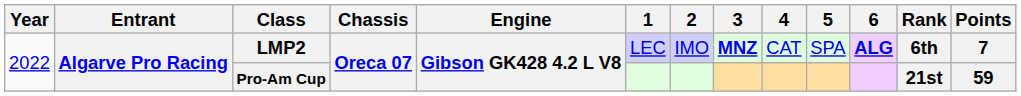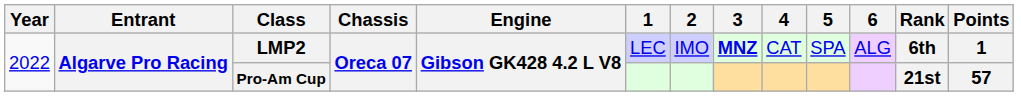(874, 48) bold -> (873, 48) normal
(983, 48) 7 -> (981, 48) 1
(983, 77) 59 -> (981, 77) 57
